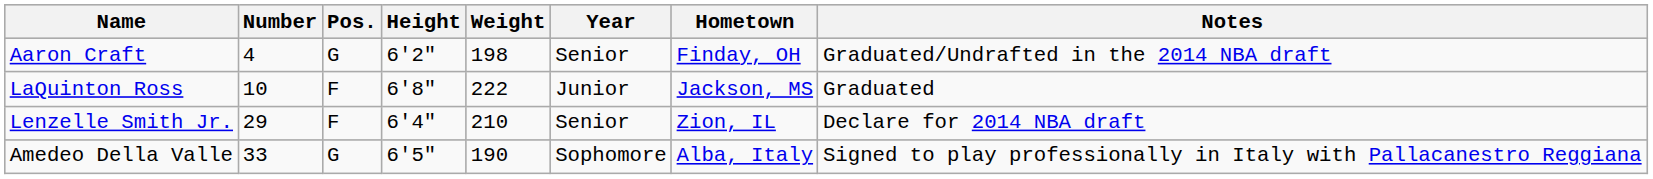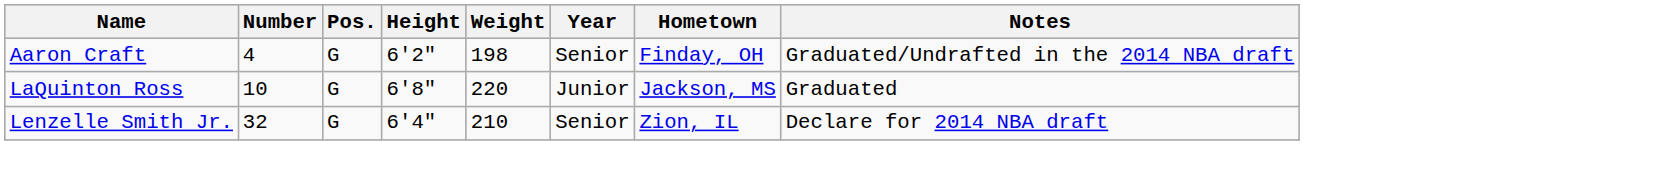(333, 89) F -> (333, 89) G
(489, 89) 222 -> (489, 89) 220
(255, 123) 29 -> (255, 123) 32
(333, 123) F -> (333, 123) G
- row: (121, 156)
